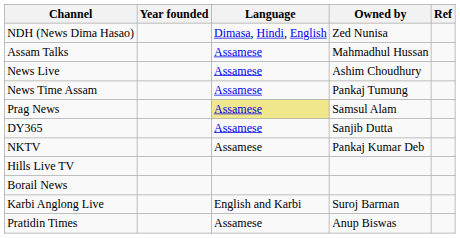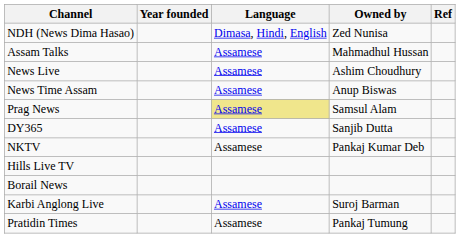(370, 90) Pankaj Tumung -> (364, 90) Anup Biswas
(258, 204) English and Karbi -> (238, 204) Assamese
(364, 223) Anup Biswas -> (370, 223) Pankaj Tumung
